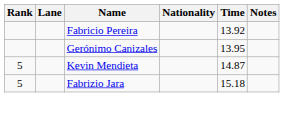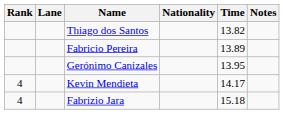+ row: (108, 30)
(233, 30) 13.92 -> (233, 48) 13.89
(20, 65) 5 -> (20, 83) 4
(233, 65) 14.87 -> (233, 83) 14.17
(20, 83) 5 -> (20, 100) 4
